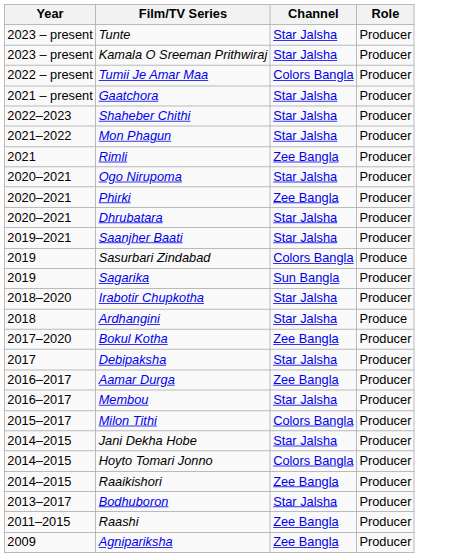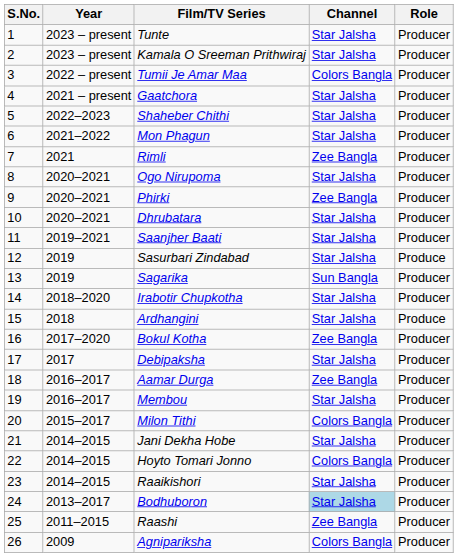+ column: (24, 14)
(313, 258) Colors Bangla -> (344, 258) Star Jalsha
(306, 481) Zee Bangla -> (344, 481) Star Jalsha
(305, 501) no background -> (344, 501) lightblue background
(306, 542) Zee Bangla -> (352, 542) Colors Bangla
